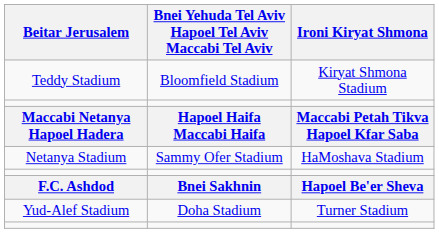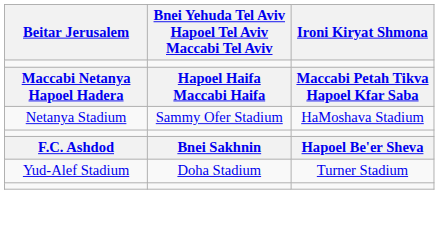- row: (76, 80)
